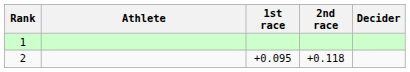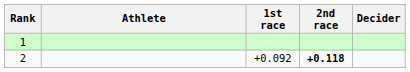(273, 59) +0.095 -> (273, 59) +0.092
(326, 59) normal -> (326, 59) bold
